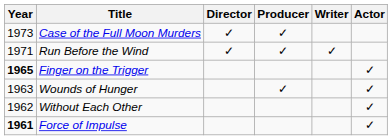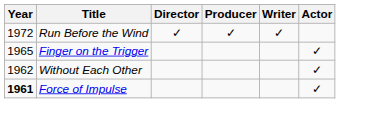- row: (120, 33)
(20, 51) 1971 -> (20, 33) 1972
(20, 70) bold -> (20, 51) normal
- row: (88, 89)
